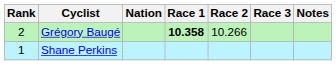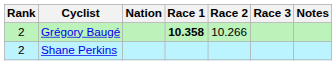(21, 50) 1 -> (21, 50) 2
